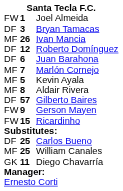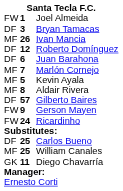(25, 120) 15 -> (25, 120) 24
